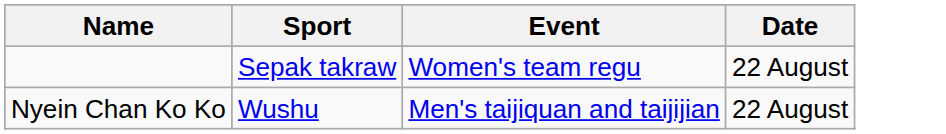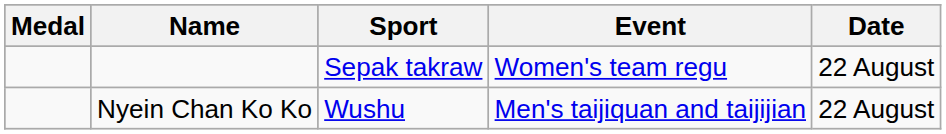+ column: (48, 26)
